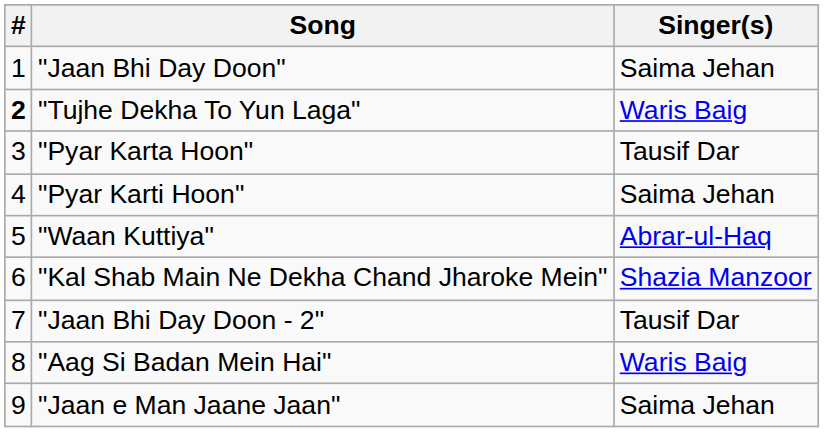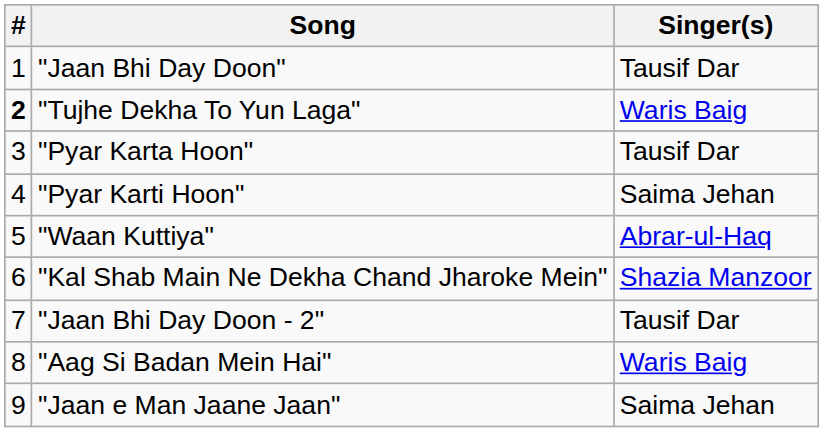(697, 67) Saima Jehan -> (680, 67) Tausif Dar
